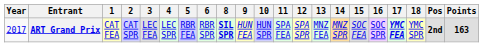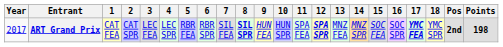+ column: (226, 11)
(302, 30) normal -> (321, 30) bold
(462, 30) 163 -> (481, 30) 198
